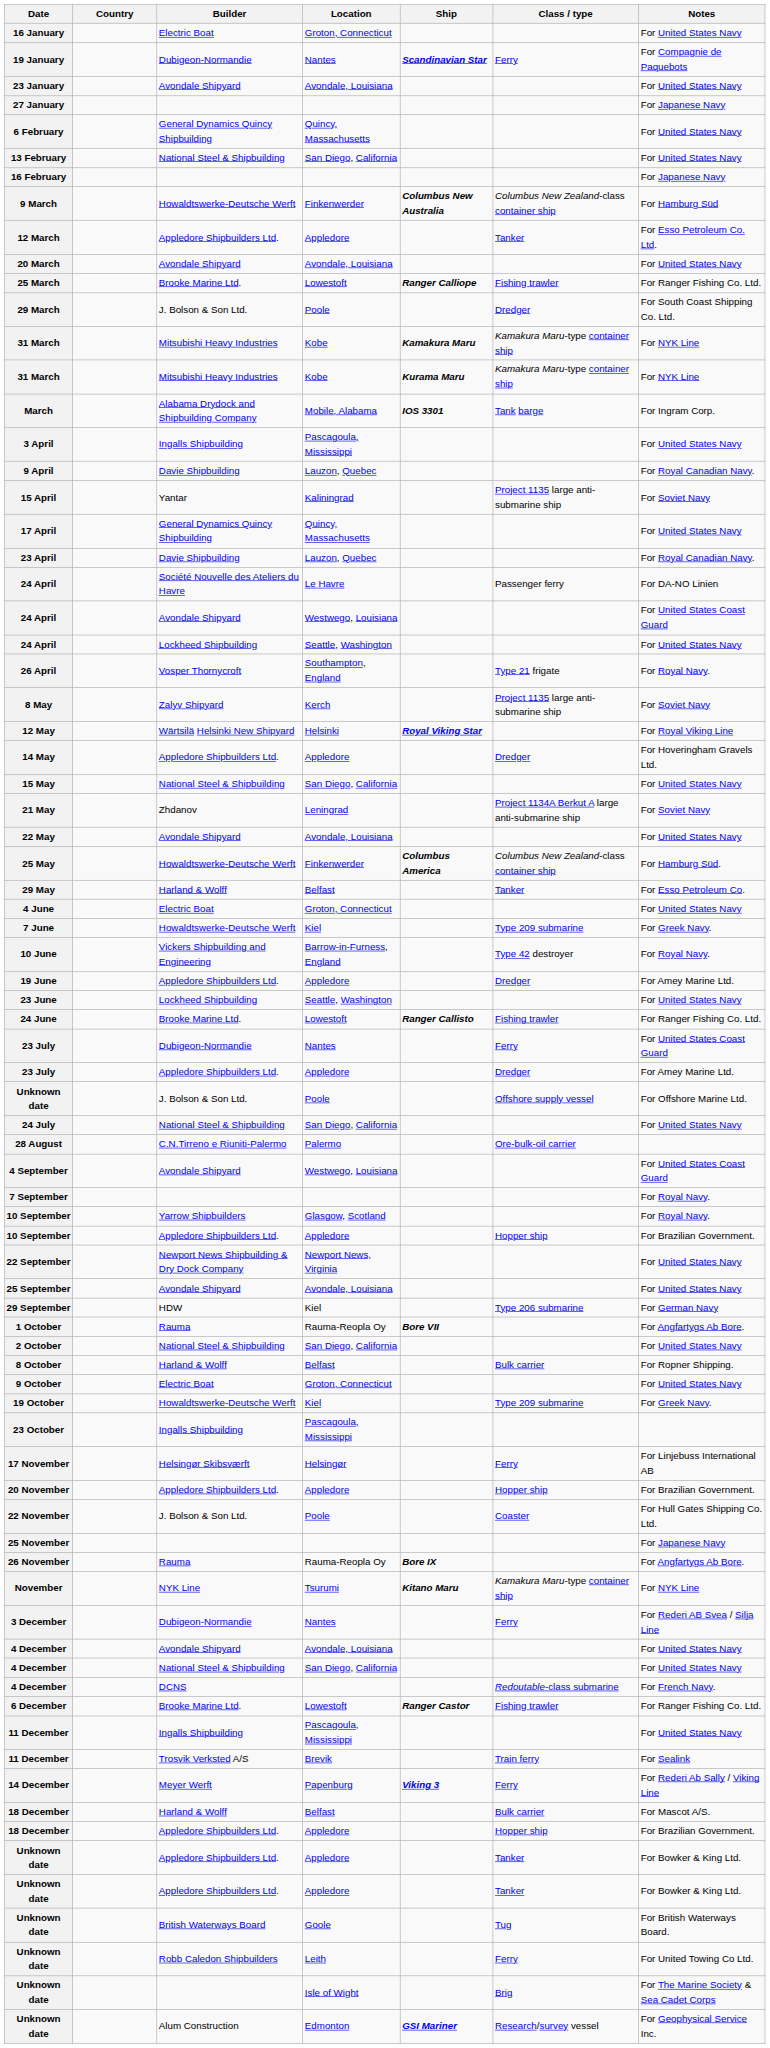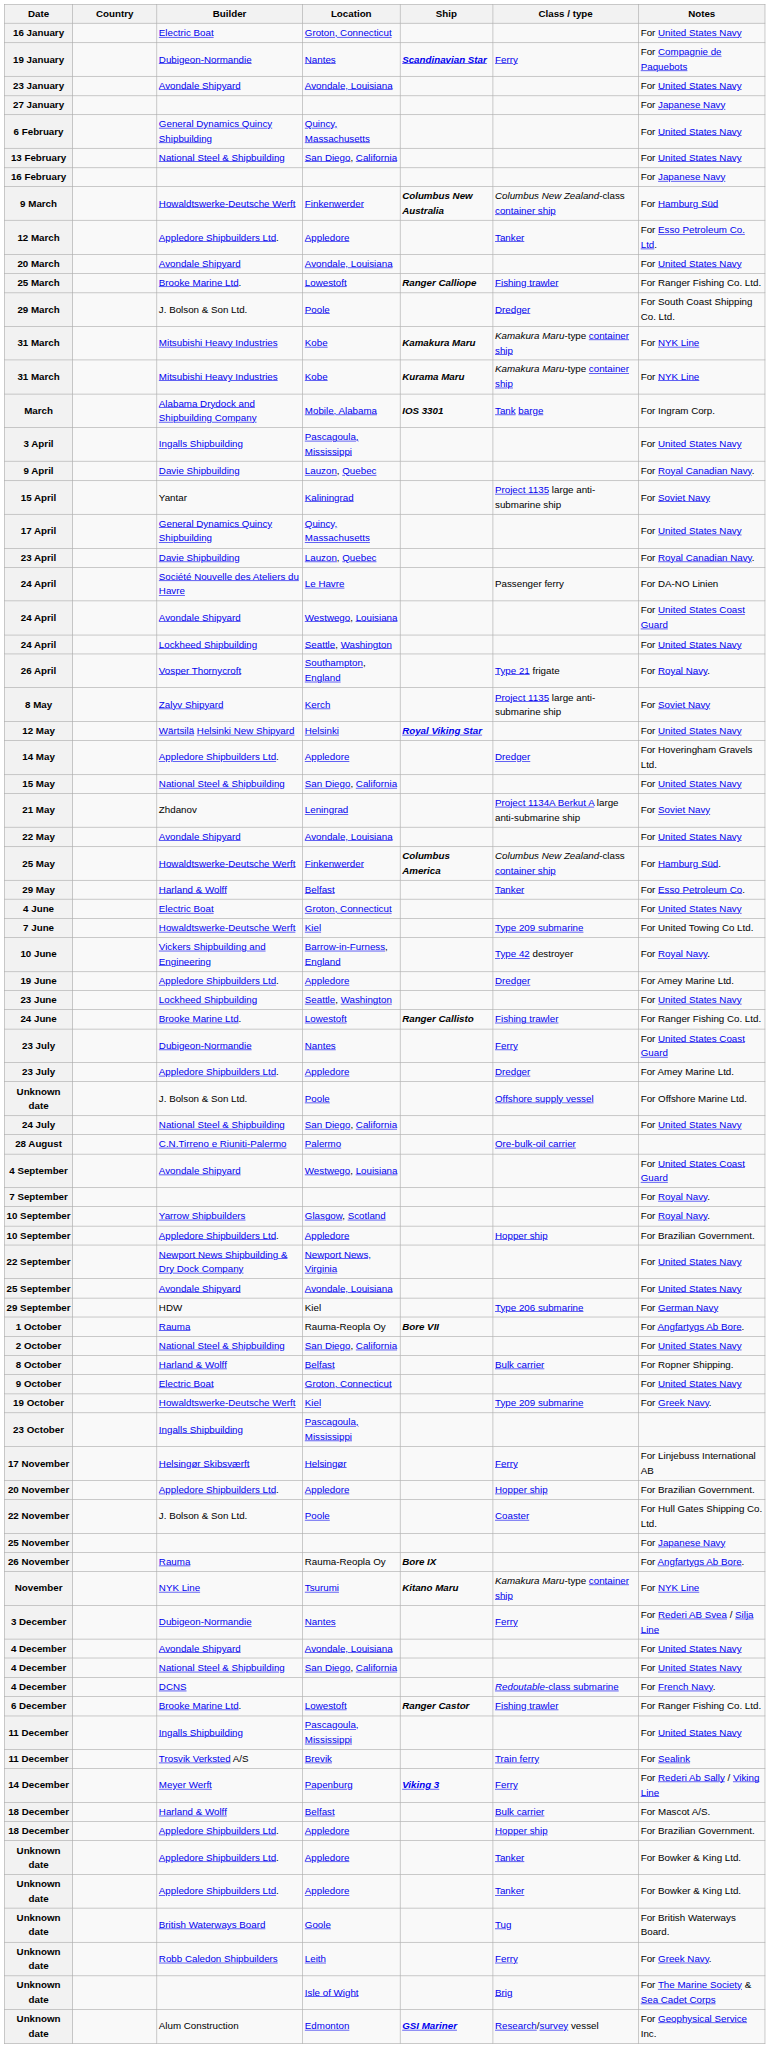(687, 731) For Royal Viking Line -> (691, 731) For United States Navy
(676, 928) For Greek Navy. -> (697, 928) For United Towing Co Ltd.
(697, 1959) For United Towing Co Ltd. -> (676, 1959) For Greek Navy.
